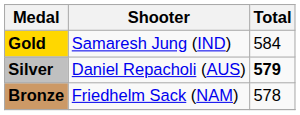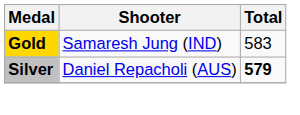(267, 43) 584 -> (258, 43) 583
- row: (36, 95)
